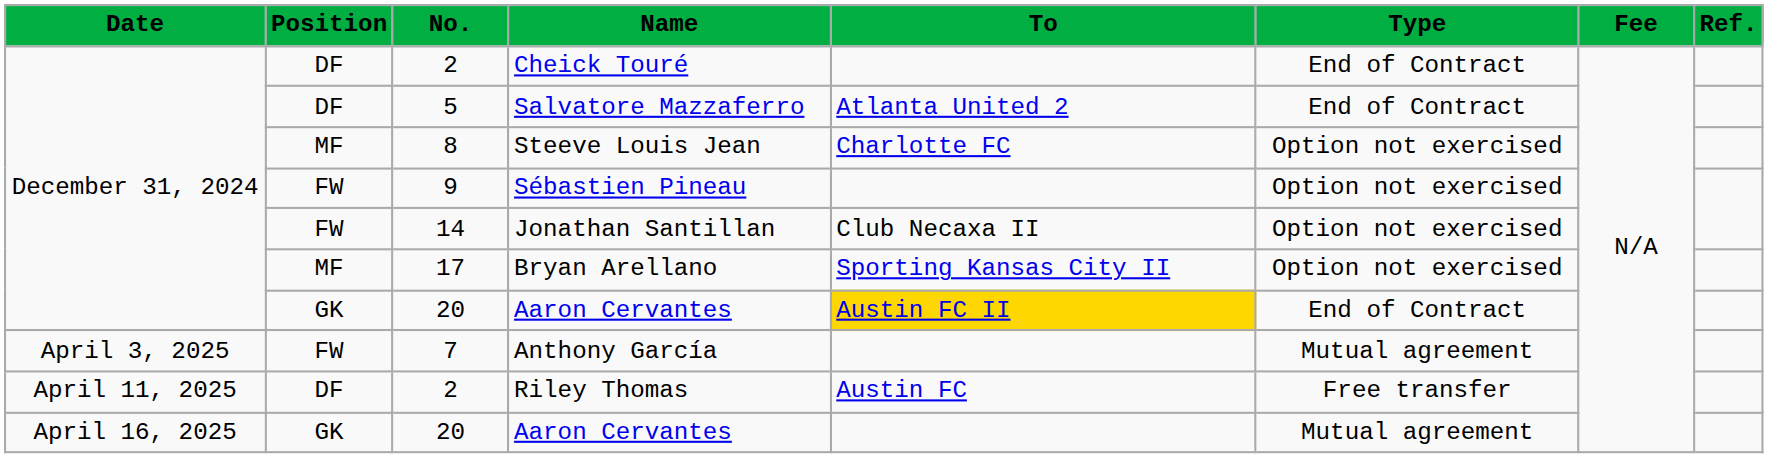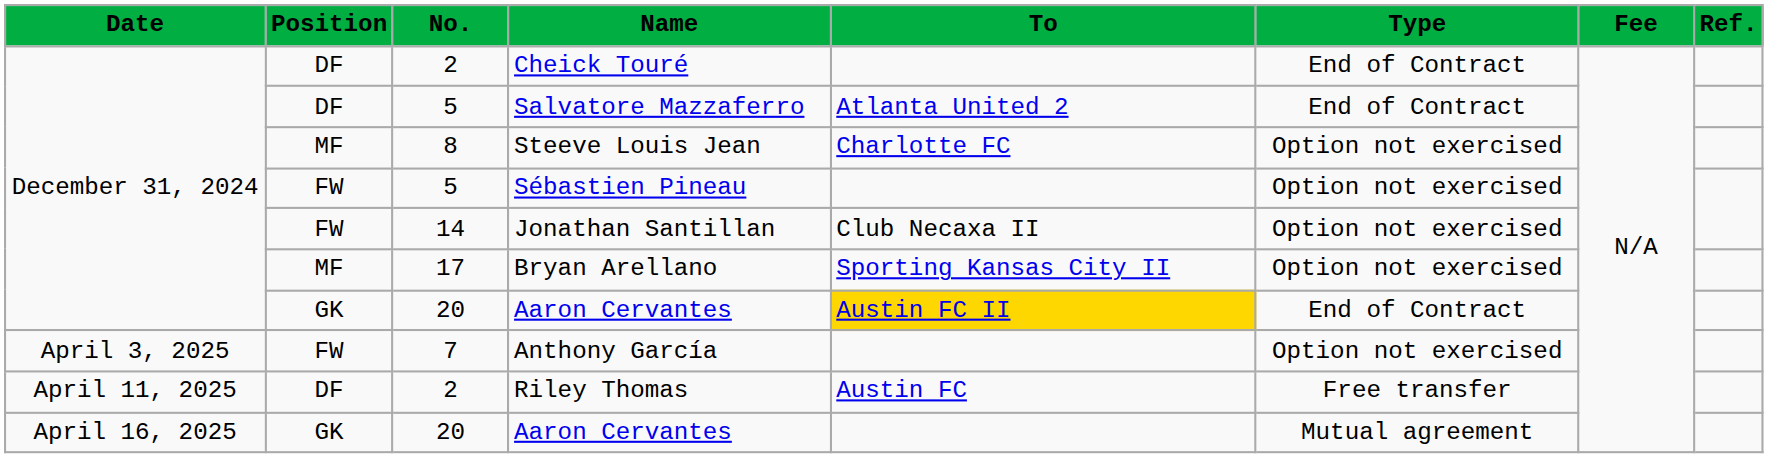(451, 188) 9 -> (451, 188) 5
(1417, 351) Mutual agreement -> (1417, 351) Option not exercised
